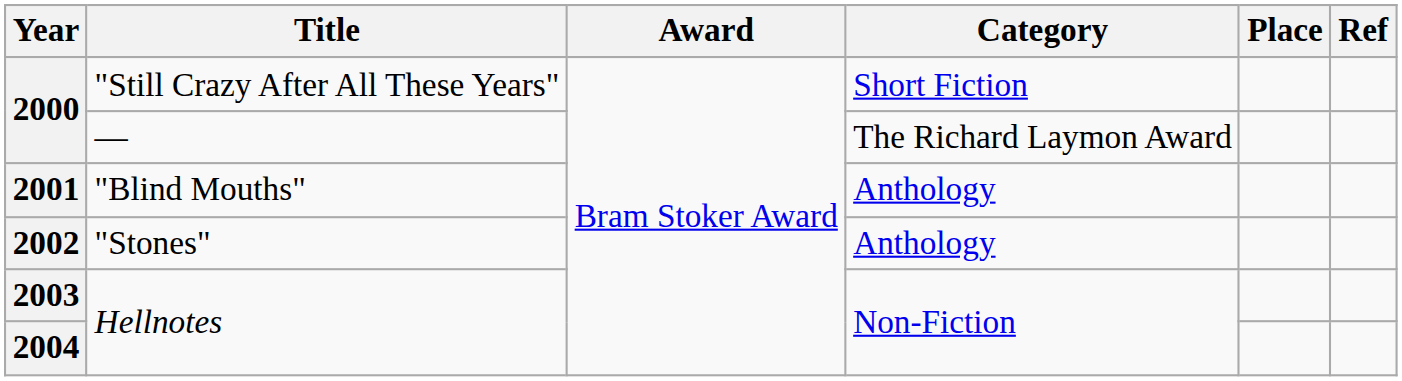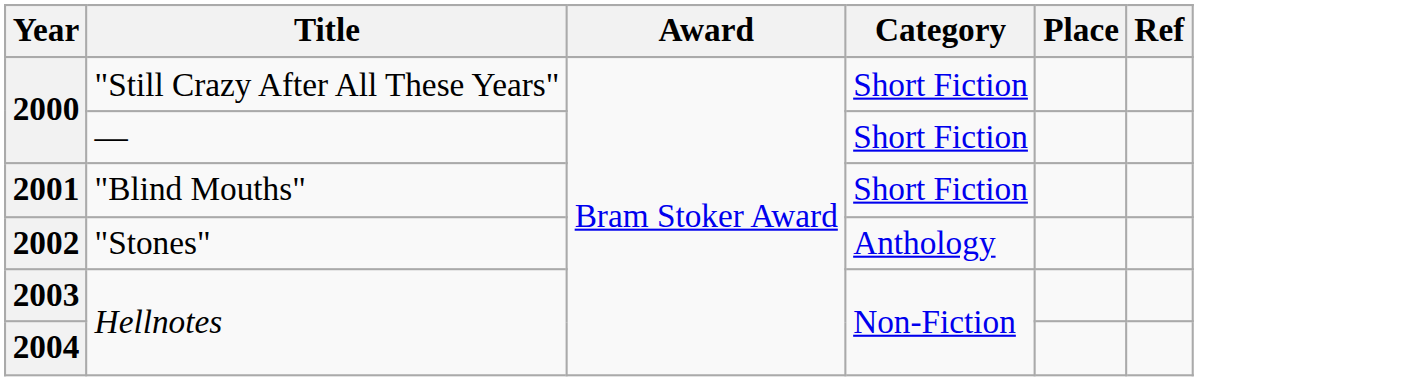(1042, 136) The Richard Laymon Award -> (941, 136) Short Fiction
(924, 189) Anthology -> (941, 189) Short Fiction
